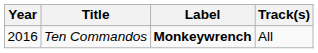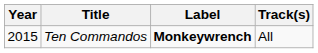(23, 36) 2016 -> (23, 36) 2015
